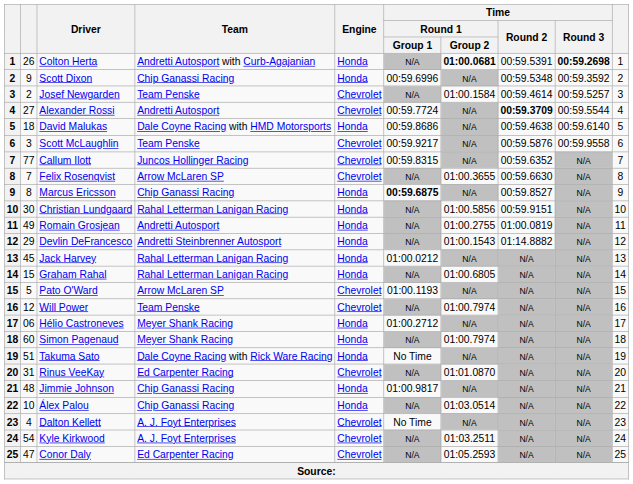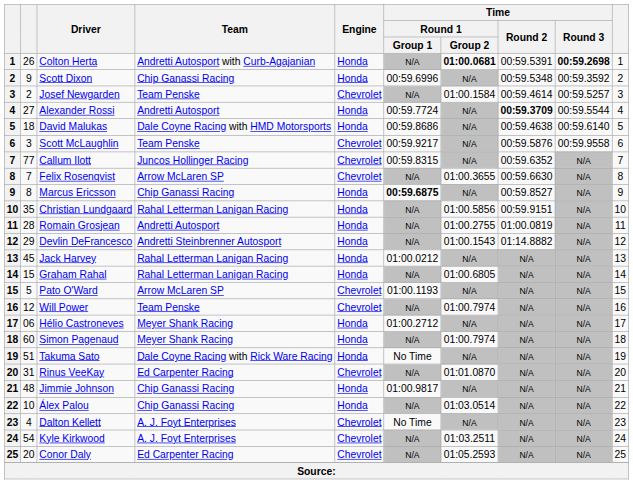(359, 111) Chevrolet -> (353, 111) Honda
(29, 209) 30 -> (29, 209) 35
(29, 225) 49 -> (29, 225) 28
(29, 454) 47 -> (29, 454) 20
